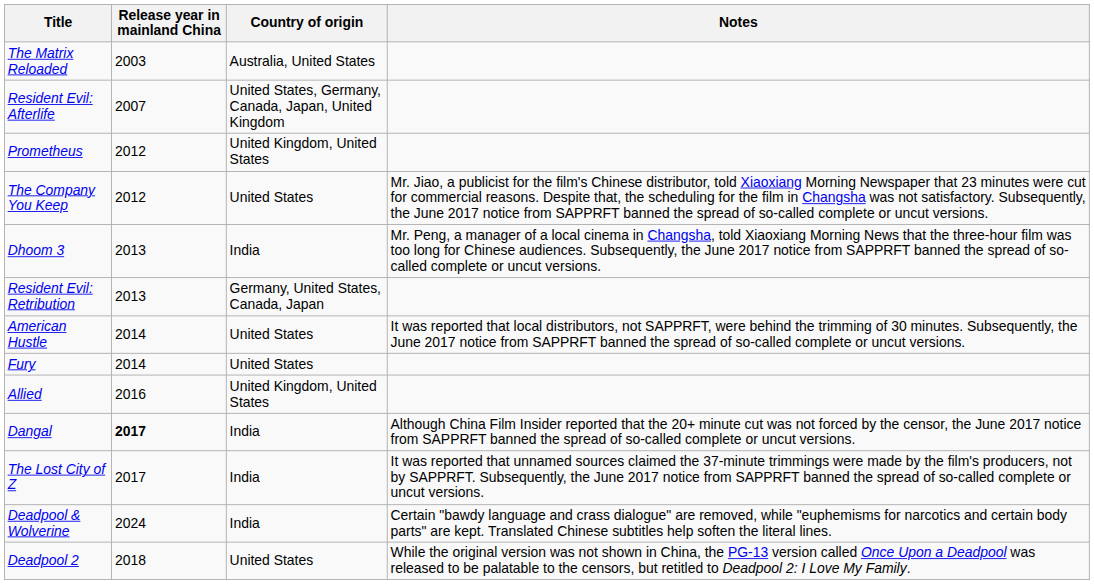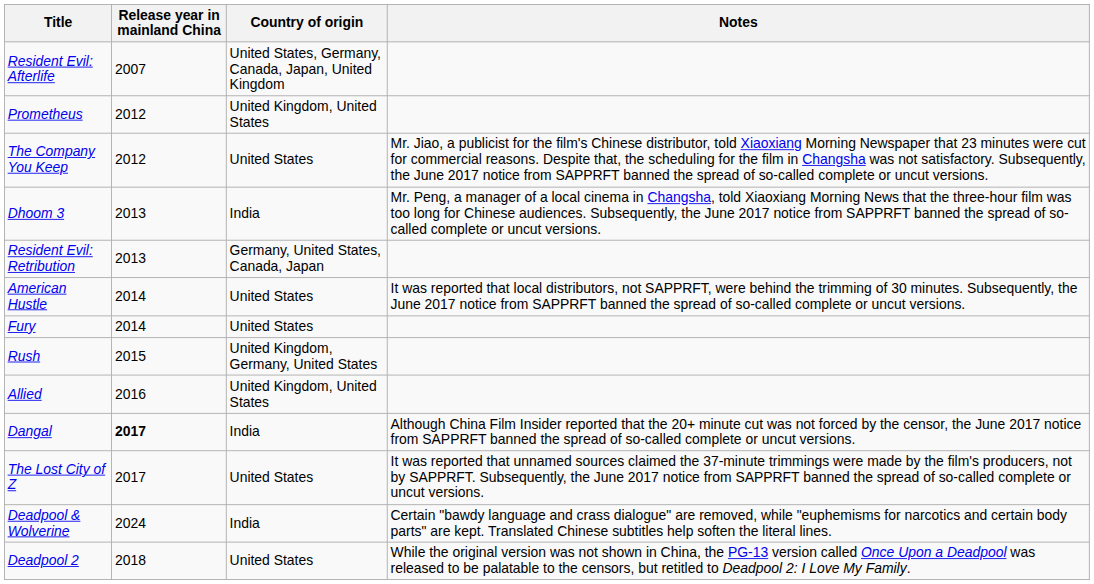- row: (41, 61)
+ row: (24, 356)
(245, 477) India -> (271, 477) United States
